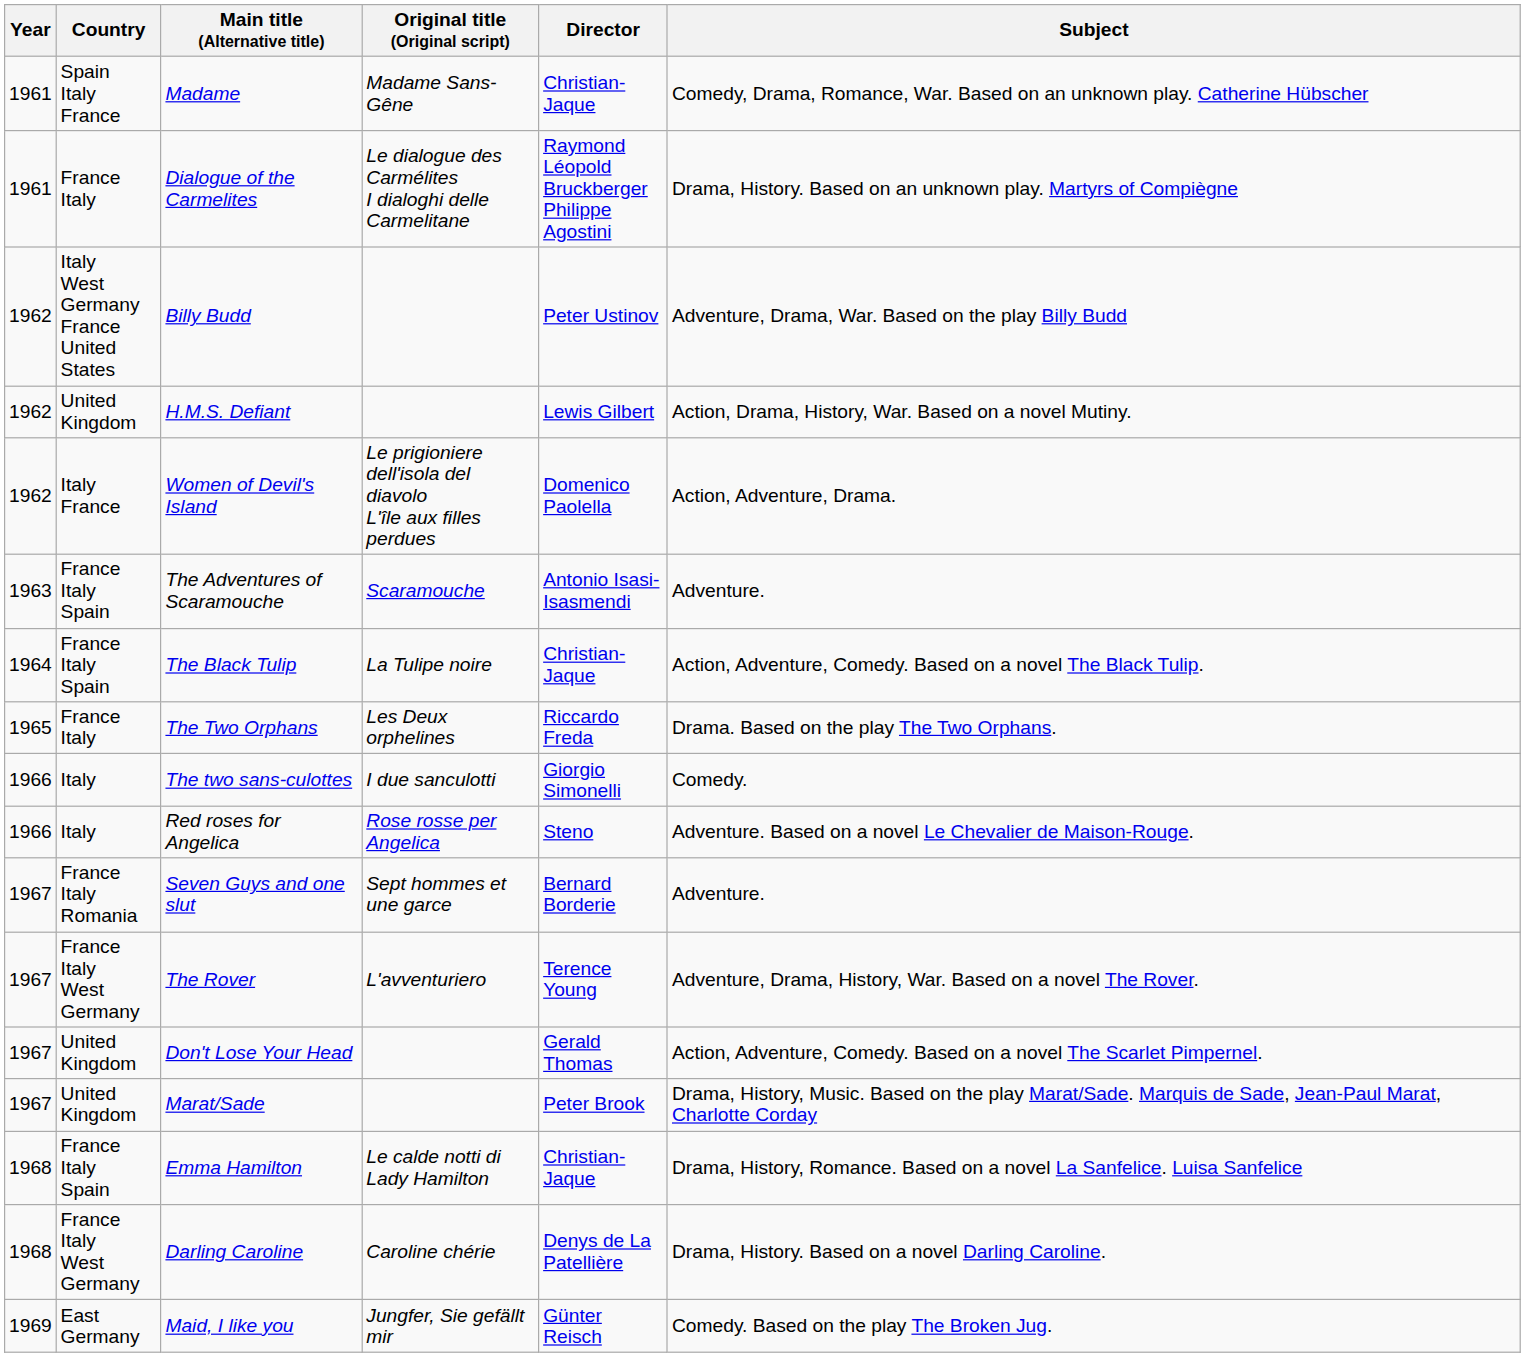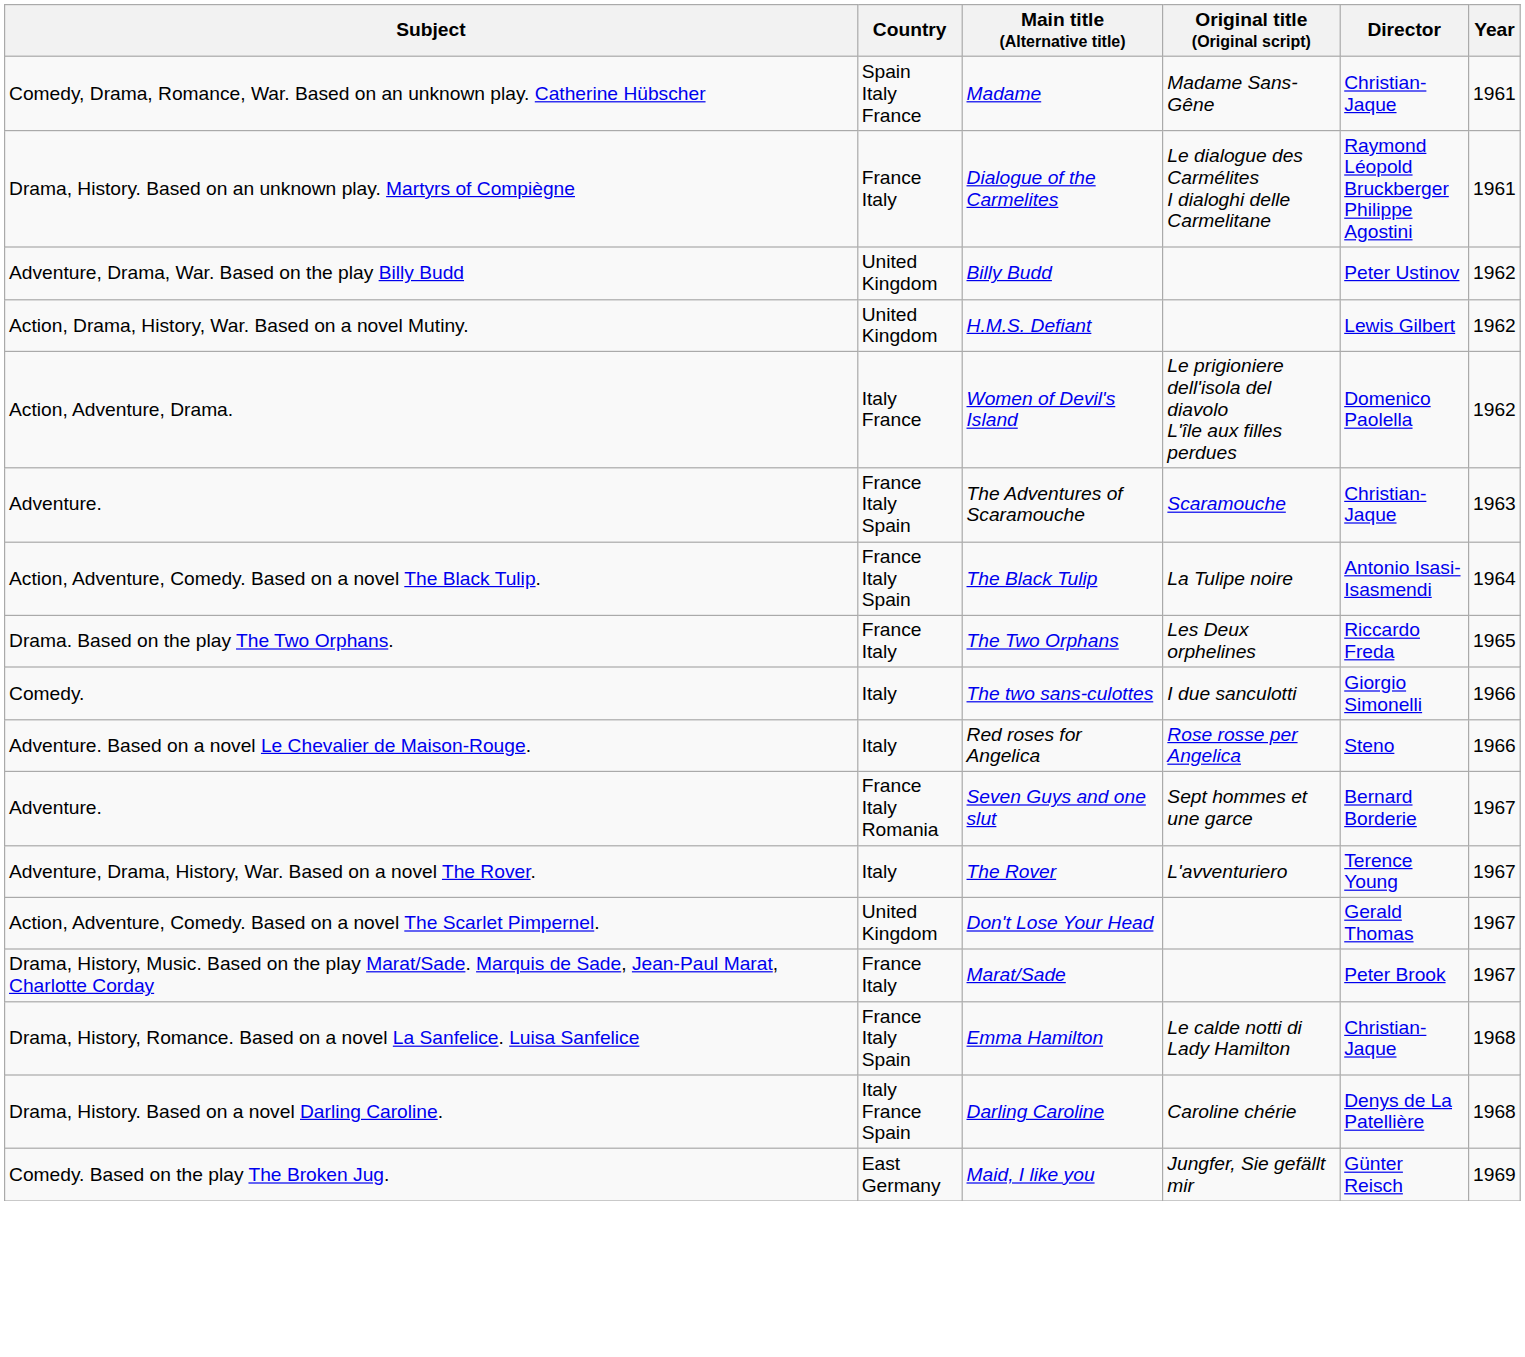columns swapped: (30, 30) <-> (1094, 30)
(100, 316) Italy West Germany France United States -> (900, 273) United Kingdom
(601, 591) Antonio Isasi-Isasmendi -> (1385, 504) Christian-Jaque
(584, 664) Christian-Jaque -> (1402, 578) Antonio Isasi-Isasmendi
(100, 979) France Italy West Germany -> (879, 871) Italy
(98, 1104) United Kingdom -> (892, 975) France Italy
(100, 1252) France Italy West Germany -> (892, 1111) Italy France Spain
